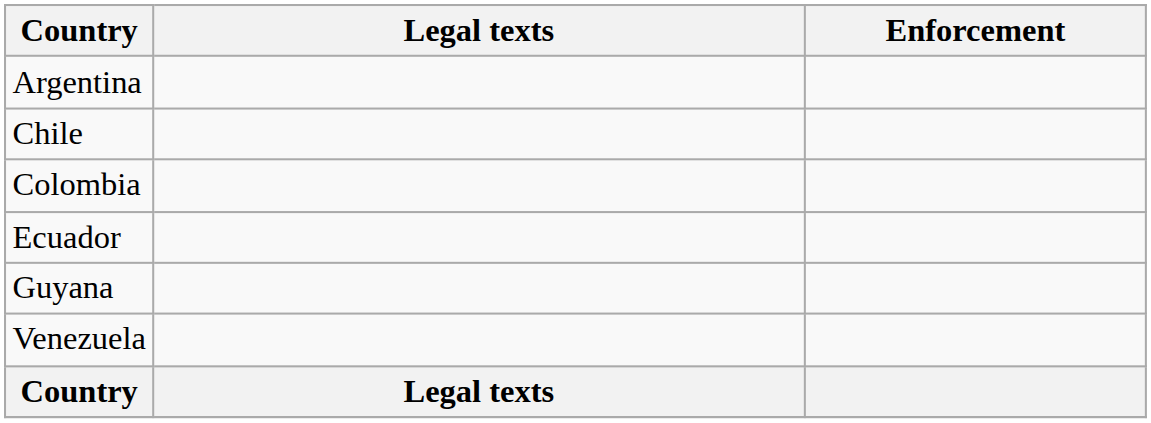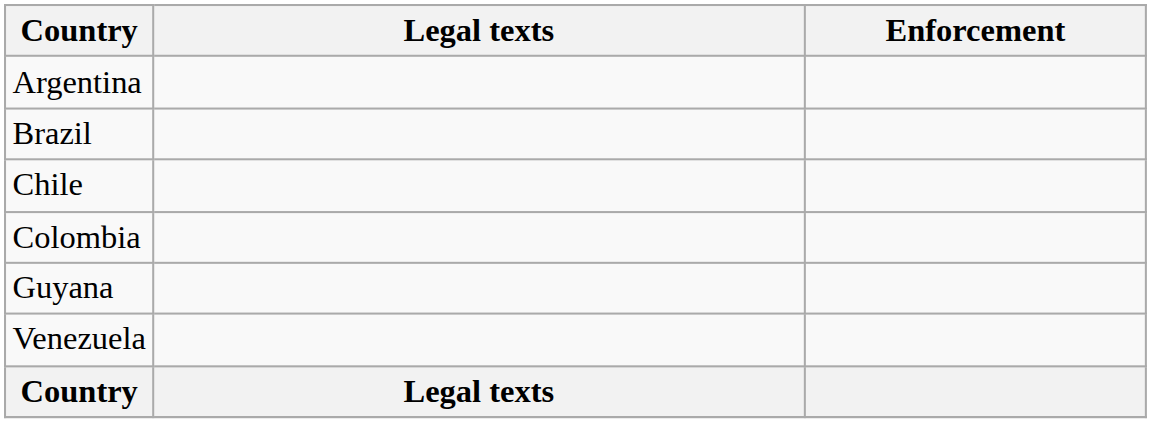+ row: (52, 133)
- row: (67, 236)
